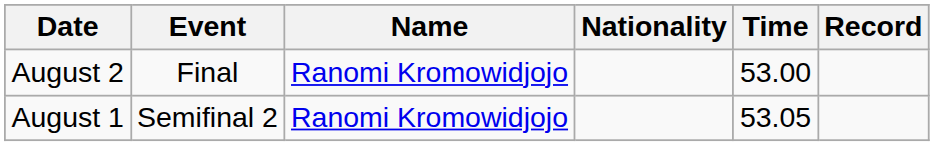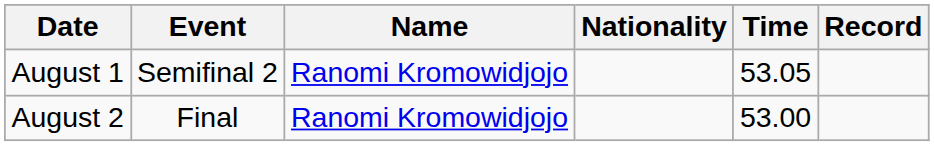rows swapped: (68, 117) <-> (68, 72)
